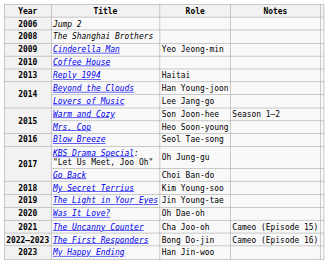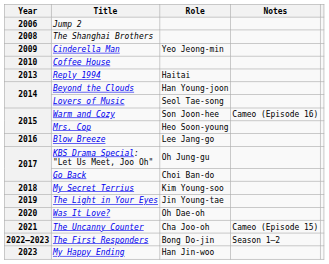(188, 101) Lee Jang-go -> (193, 101) Seol Tae-song
(256, 114) Season 1–2 -> (275, 114) Cameo (Episode 16)
(193, 140) Seol Tae-song -> (188, 140) Lee Jang-go
(275, 240) Cameo (Episode 16) -> (256, 240) Season 1–2
